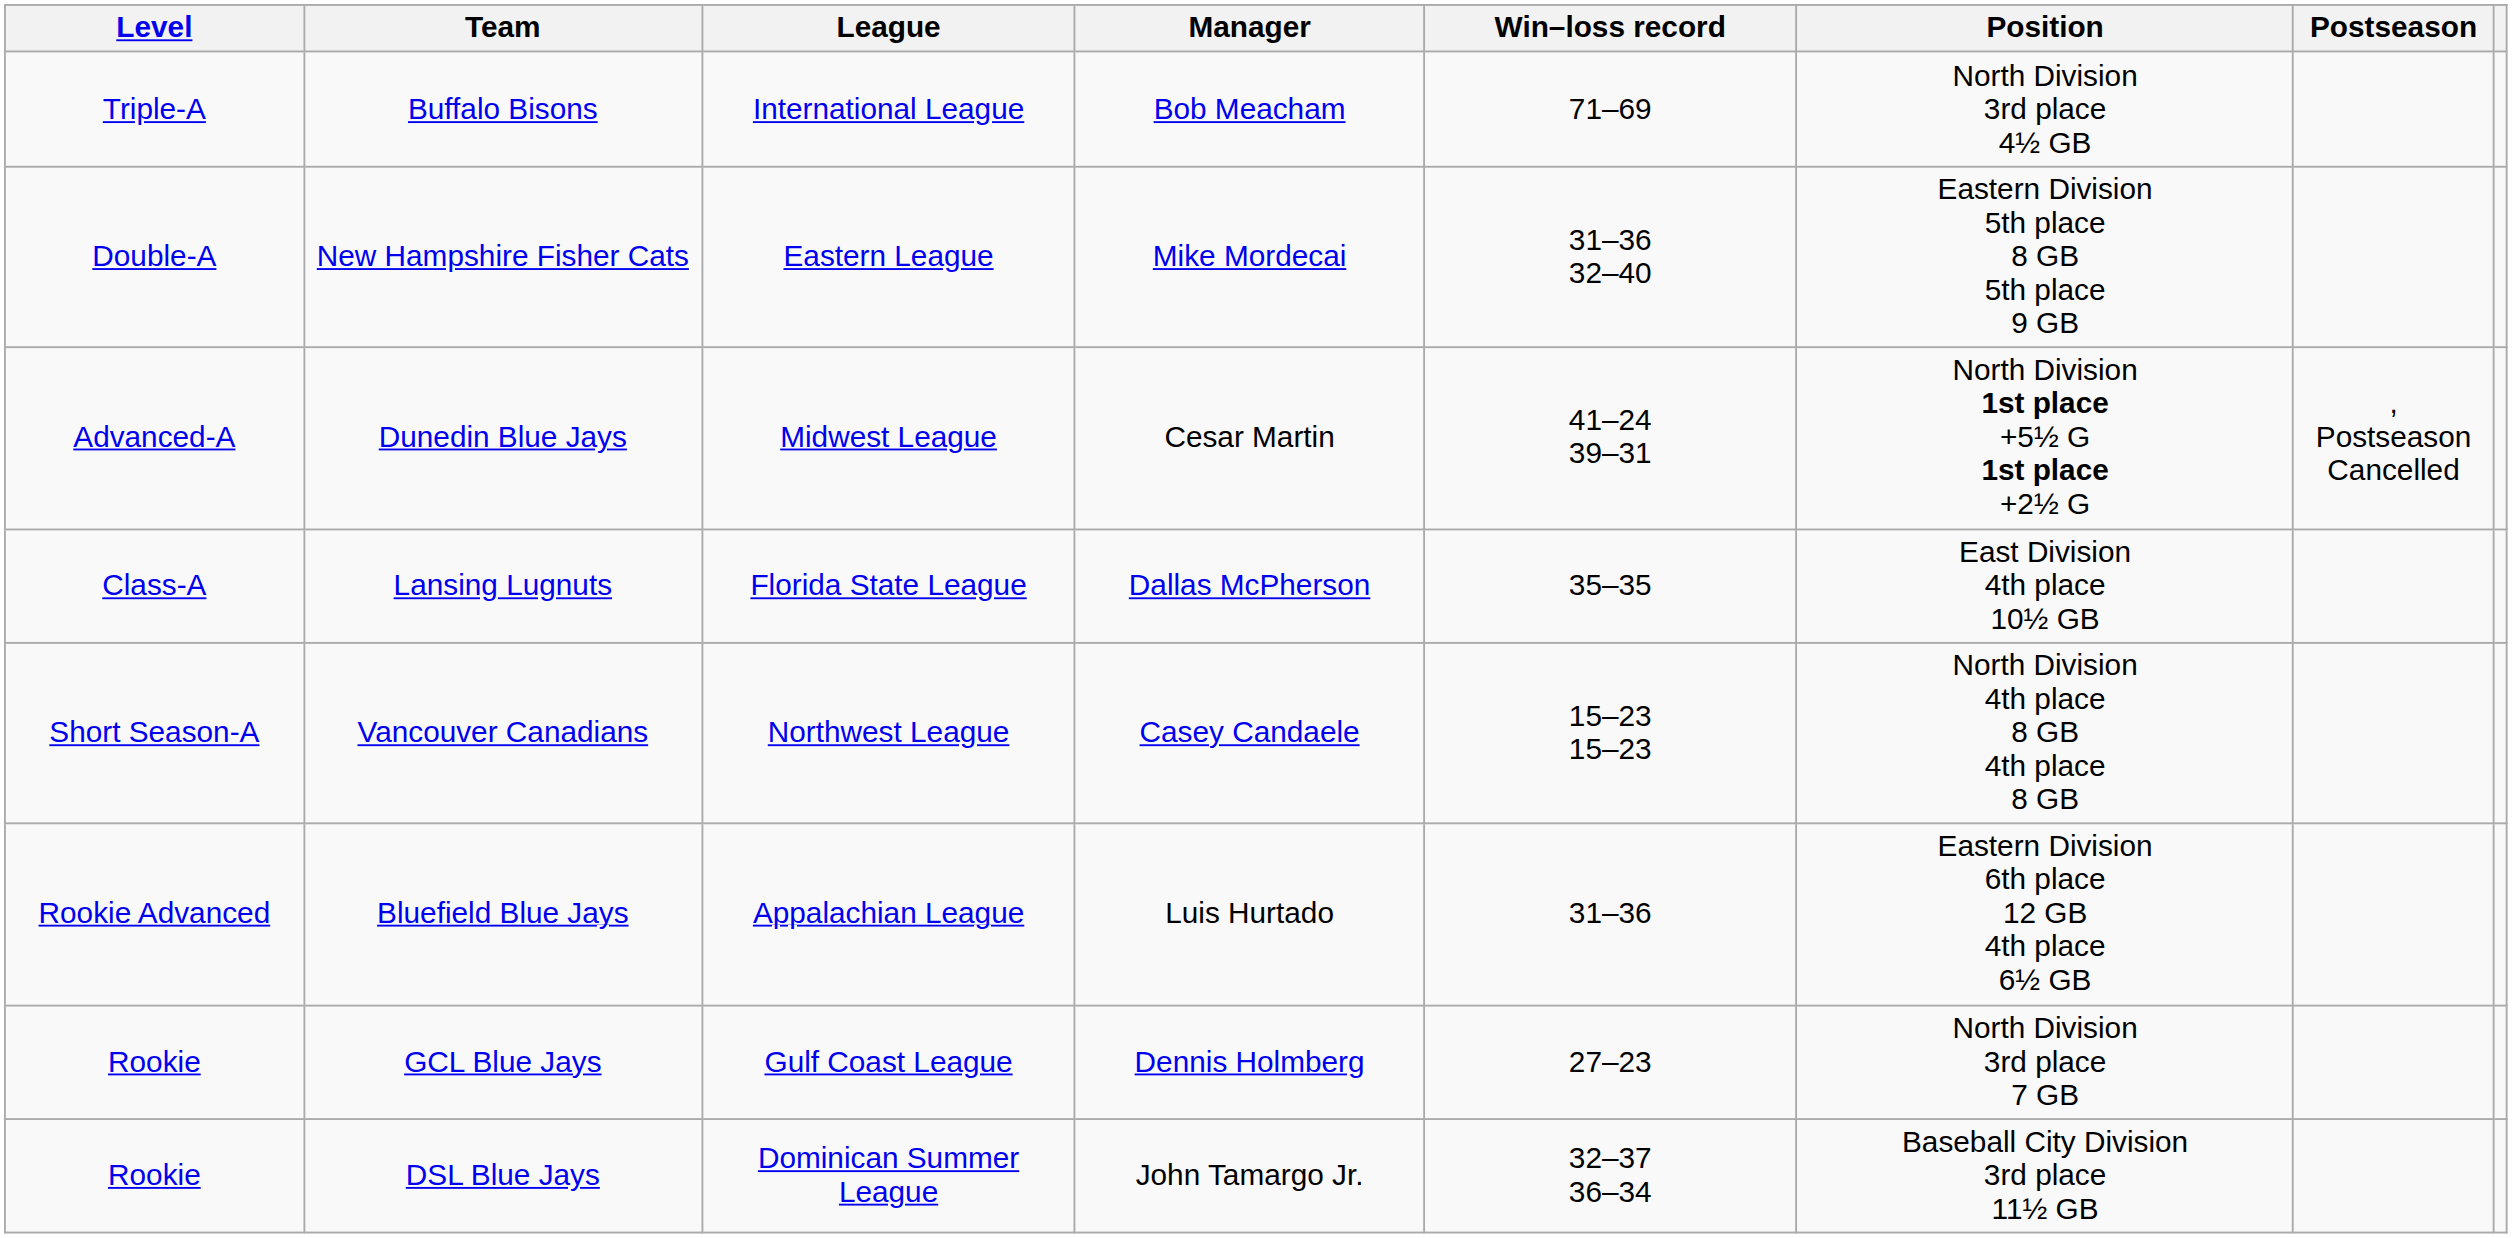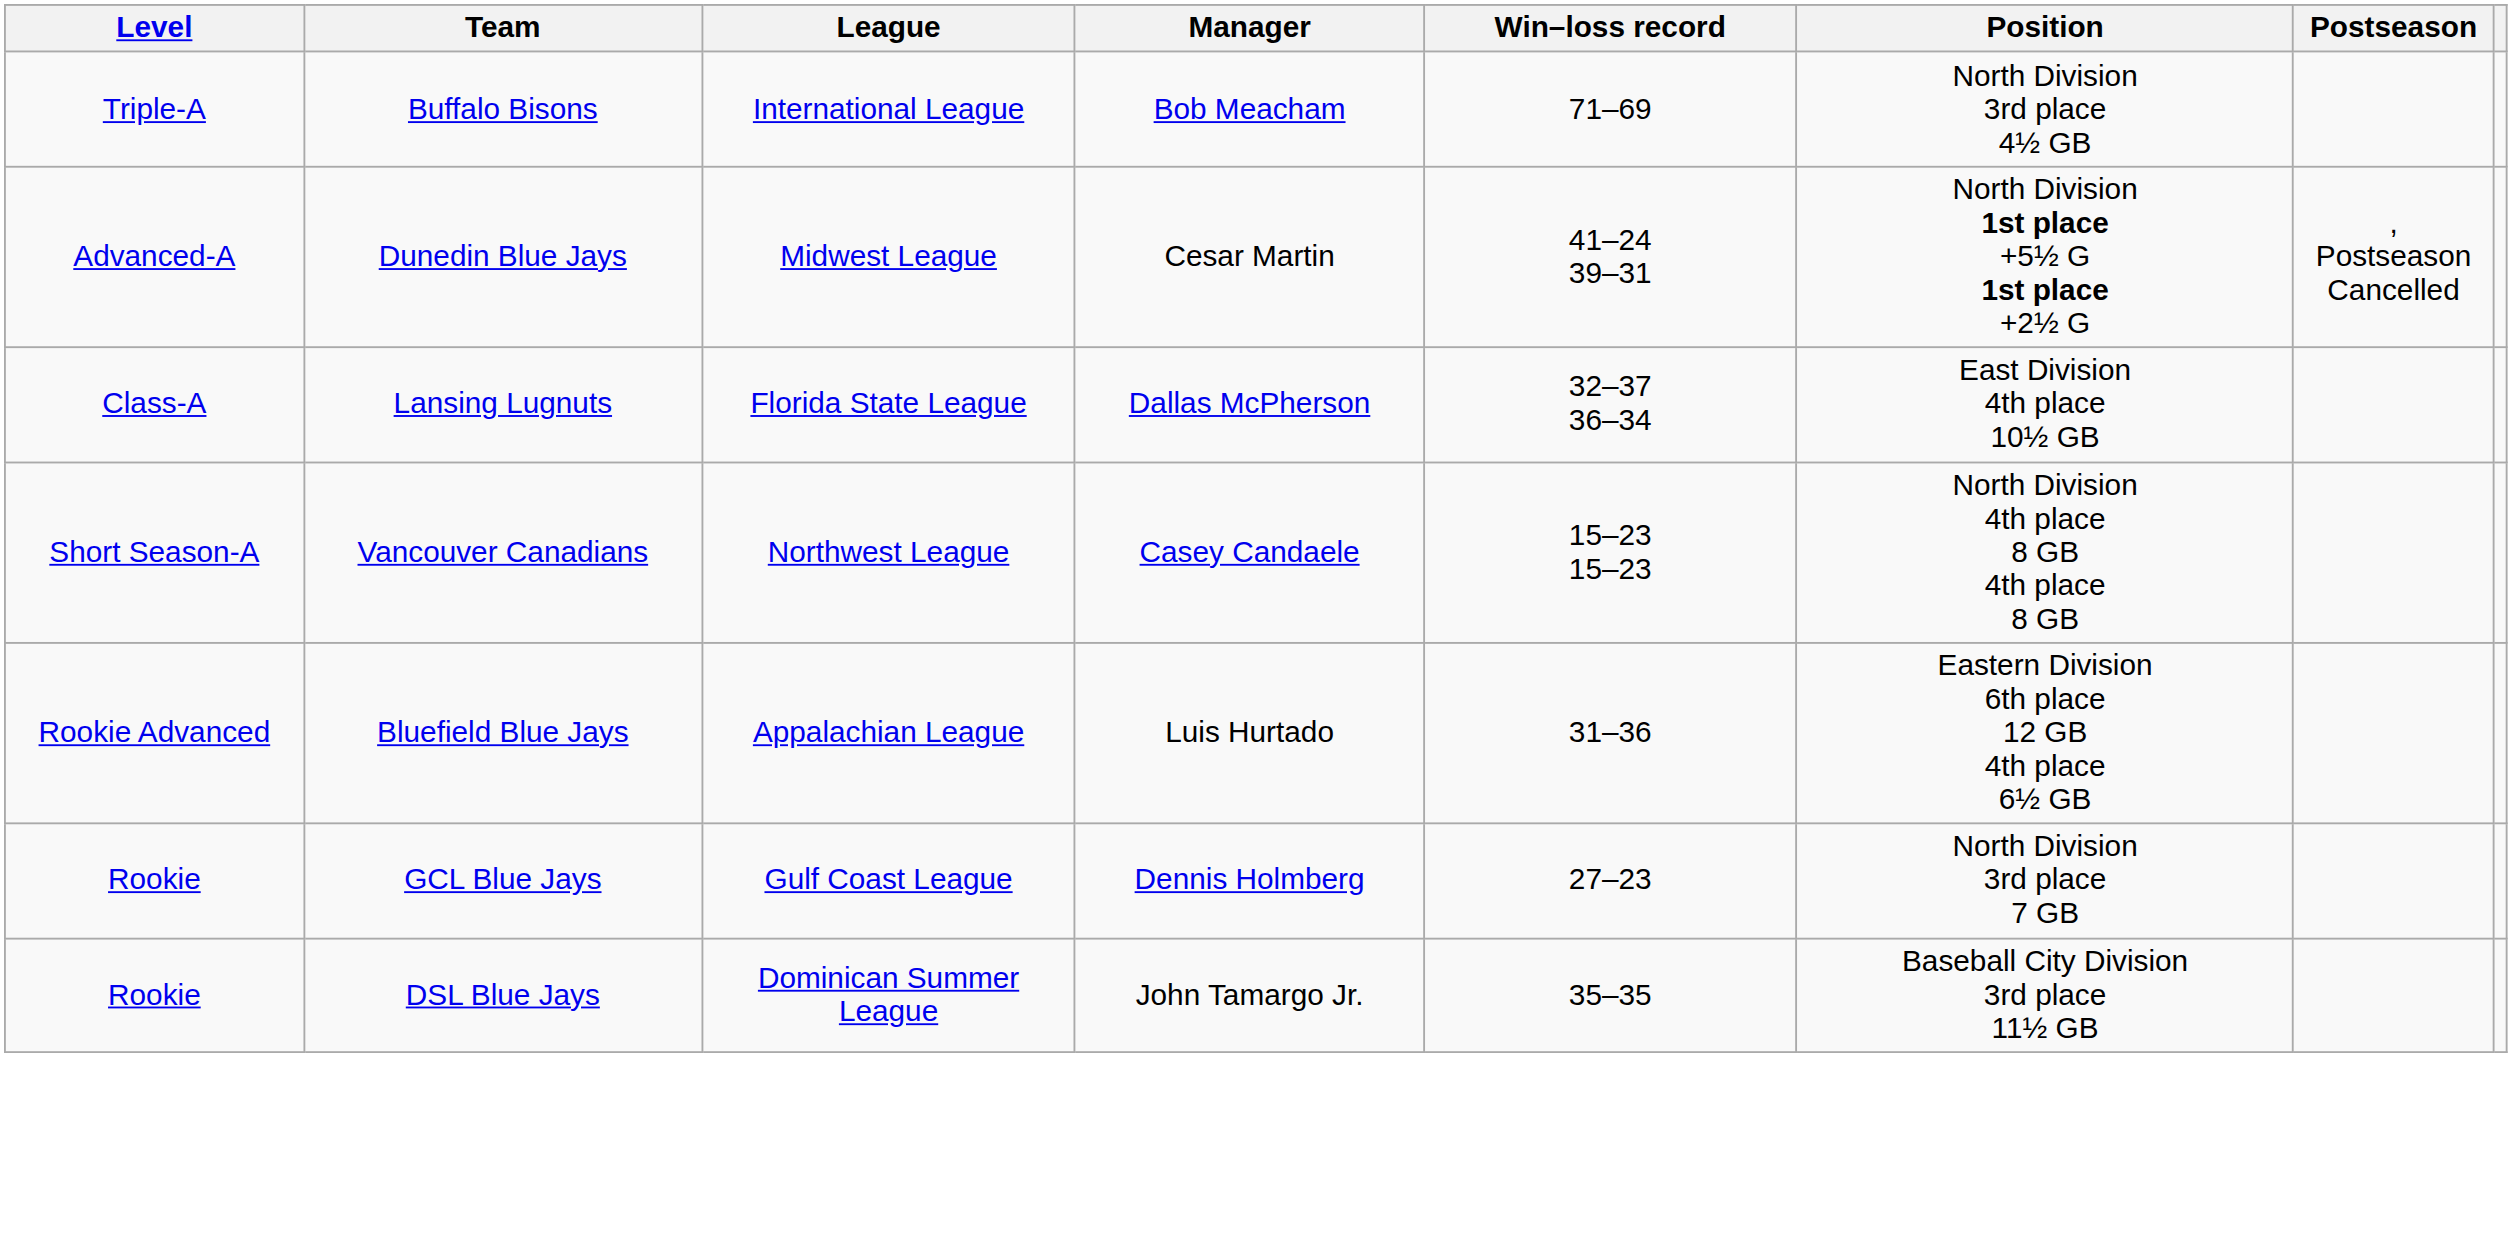- row: (503, 256)
(1610, 585) 35–35 -> (1610, 404) 32–37 36–34
(1610, 1175) 32–37 36–34 -> (1610, 994) 35–35
